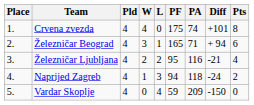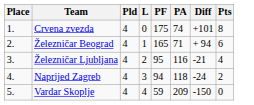- column: (147, 12)
